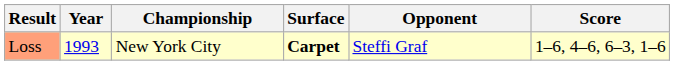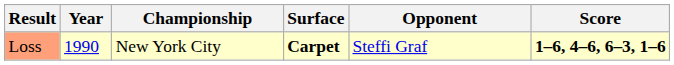(82, 45) 1993 -> (82, 45) 1990
(600, 45) normal -> (600, 45) bold
